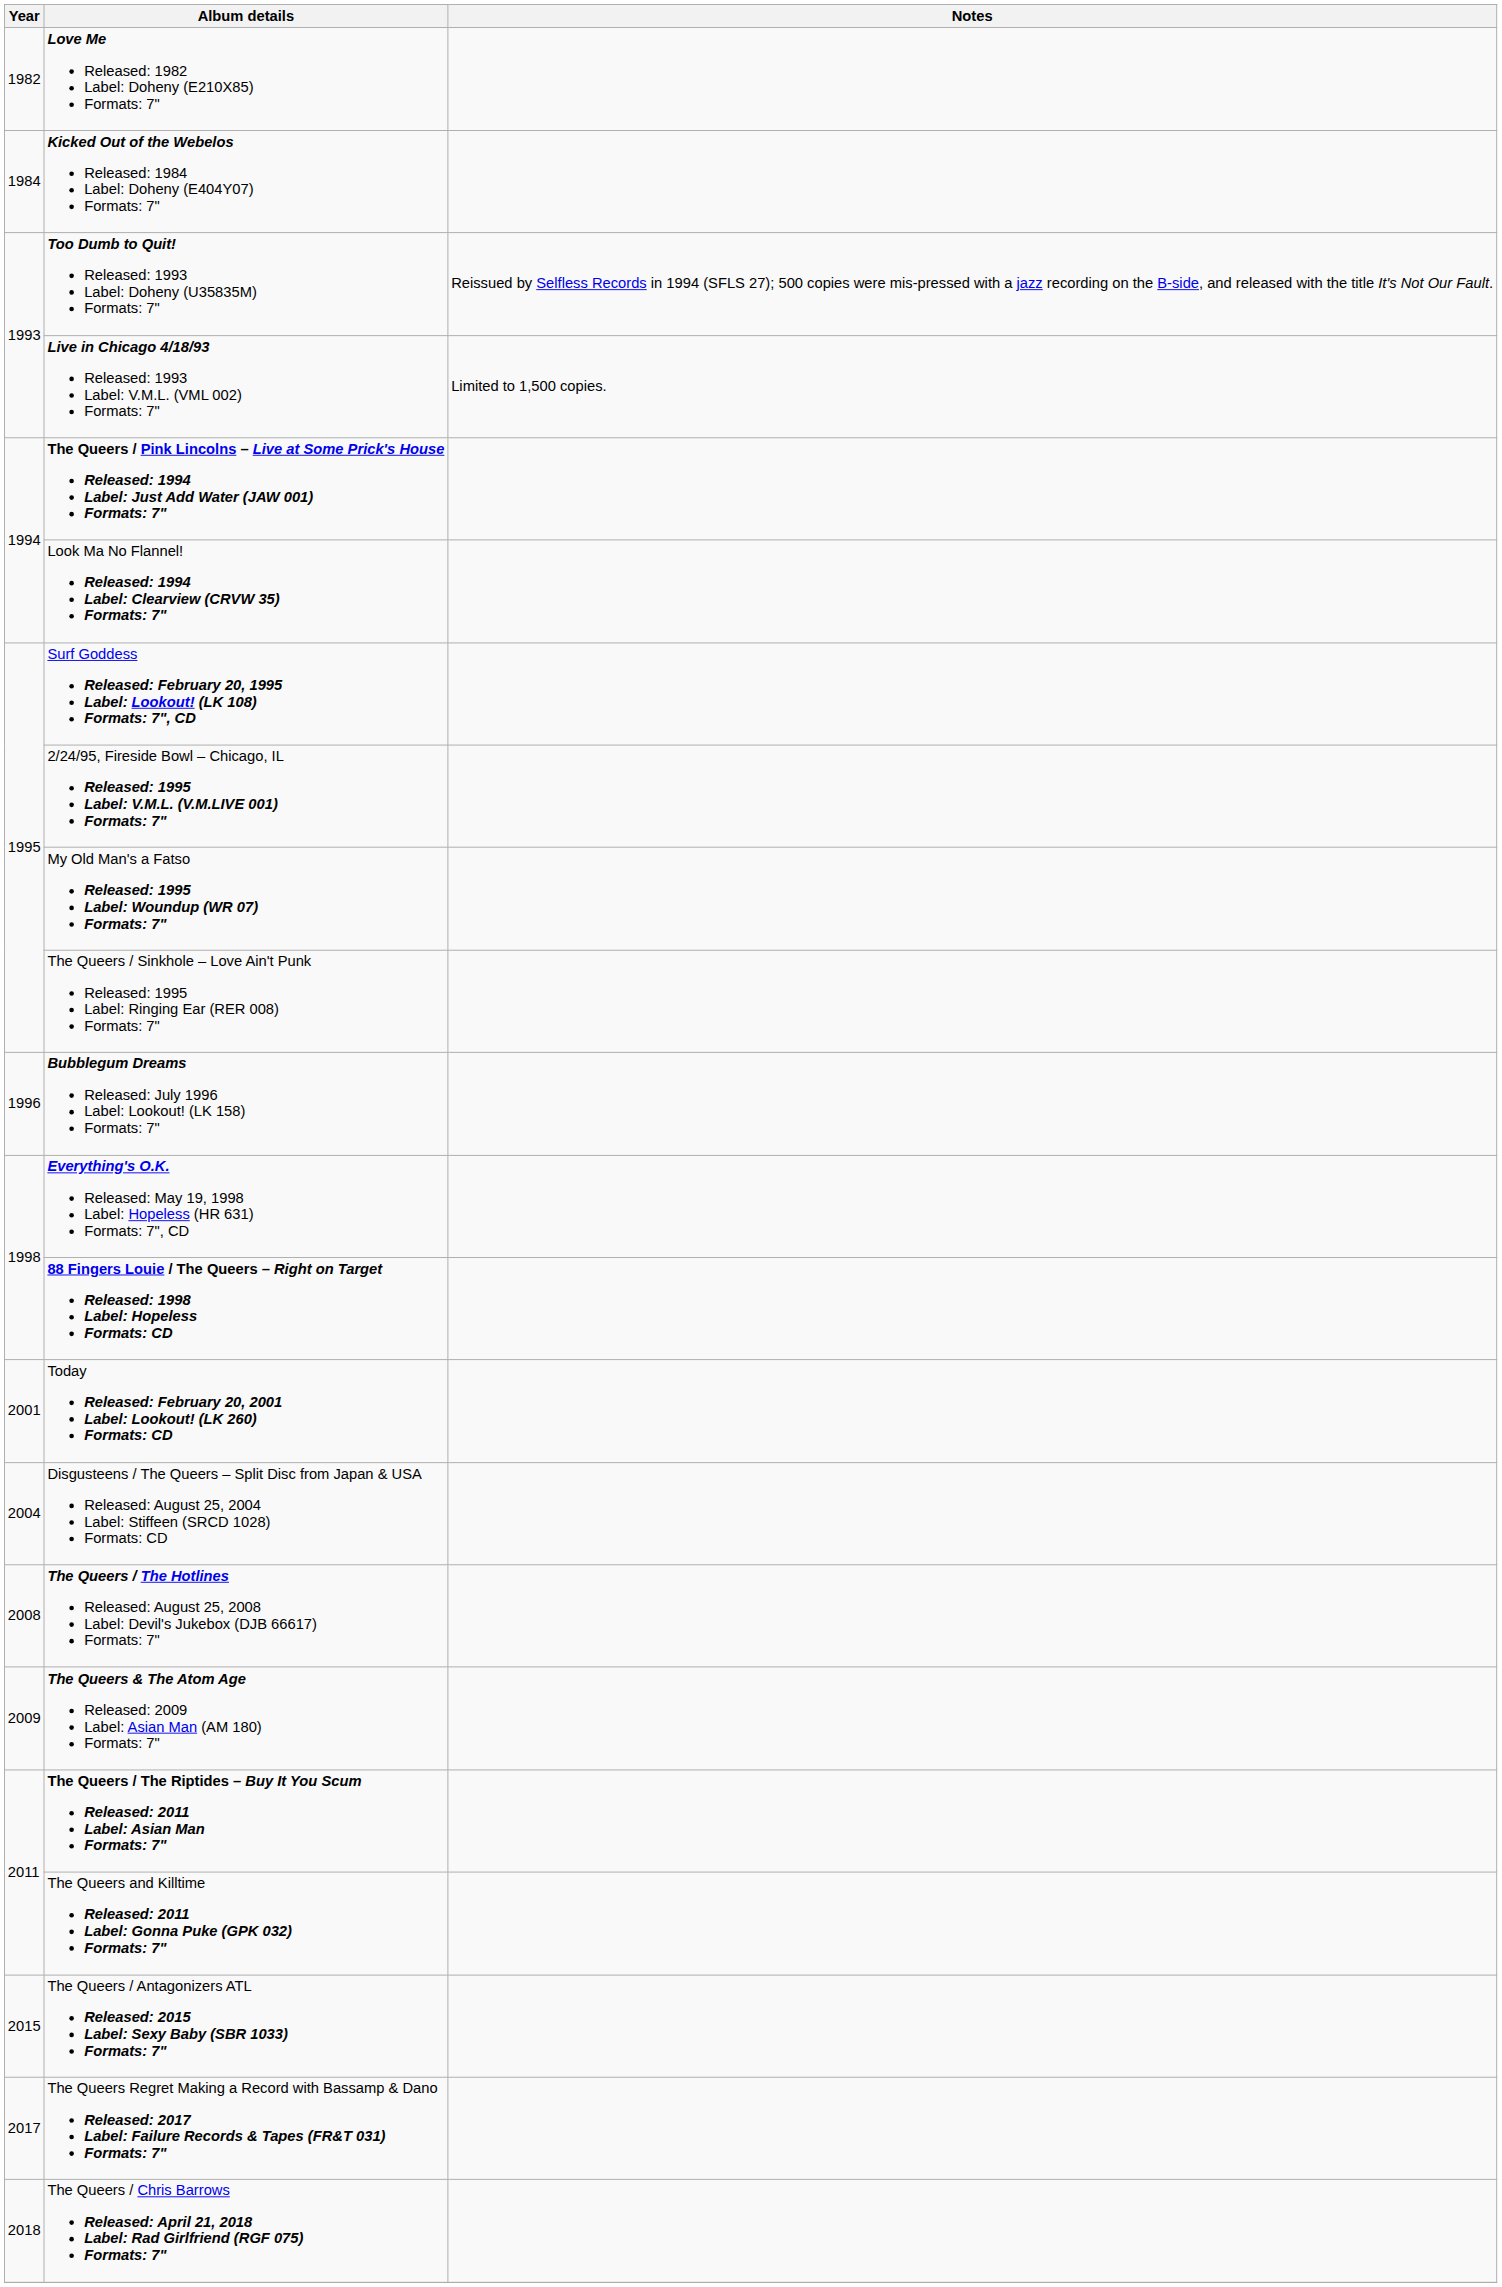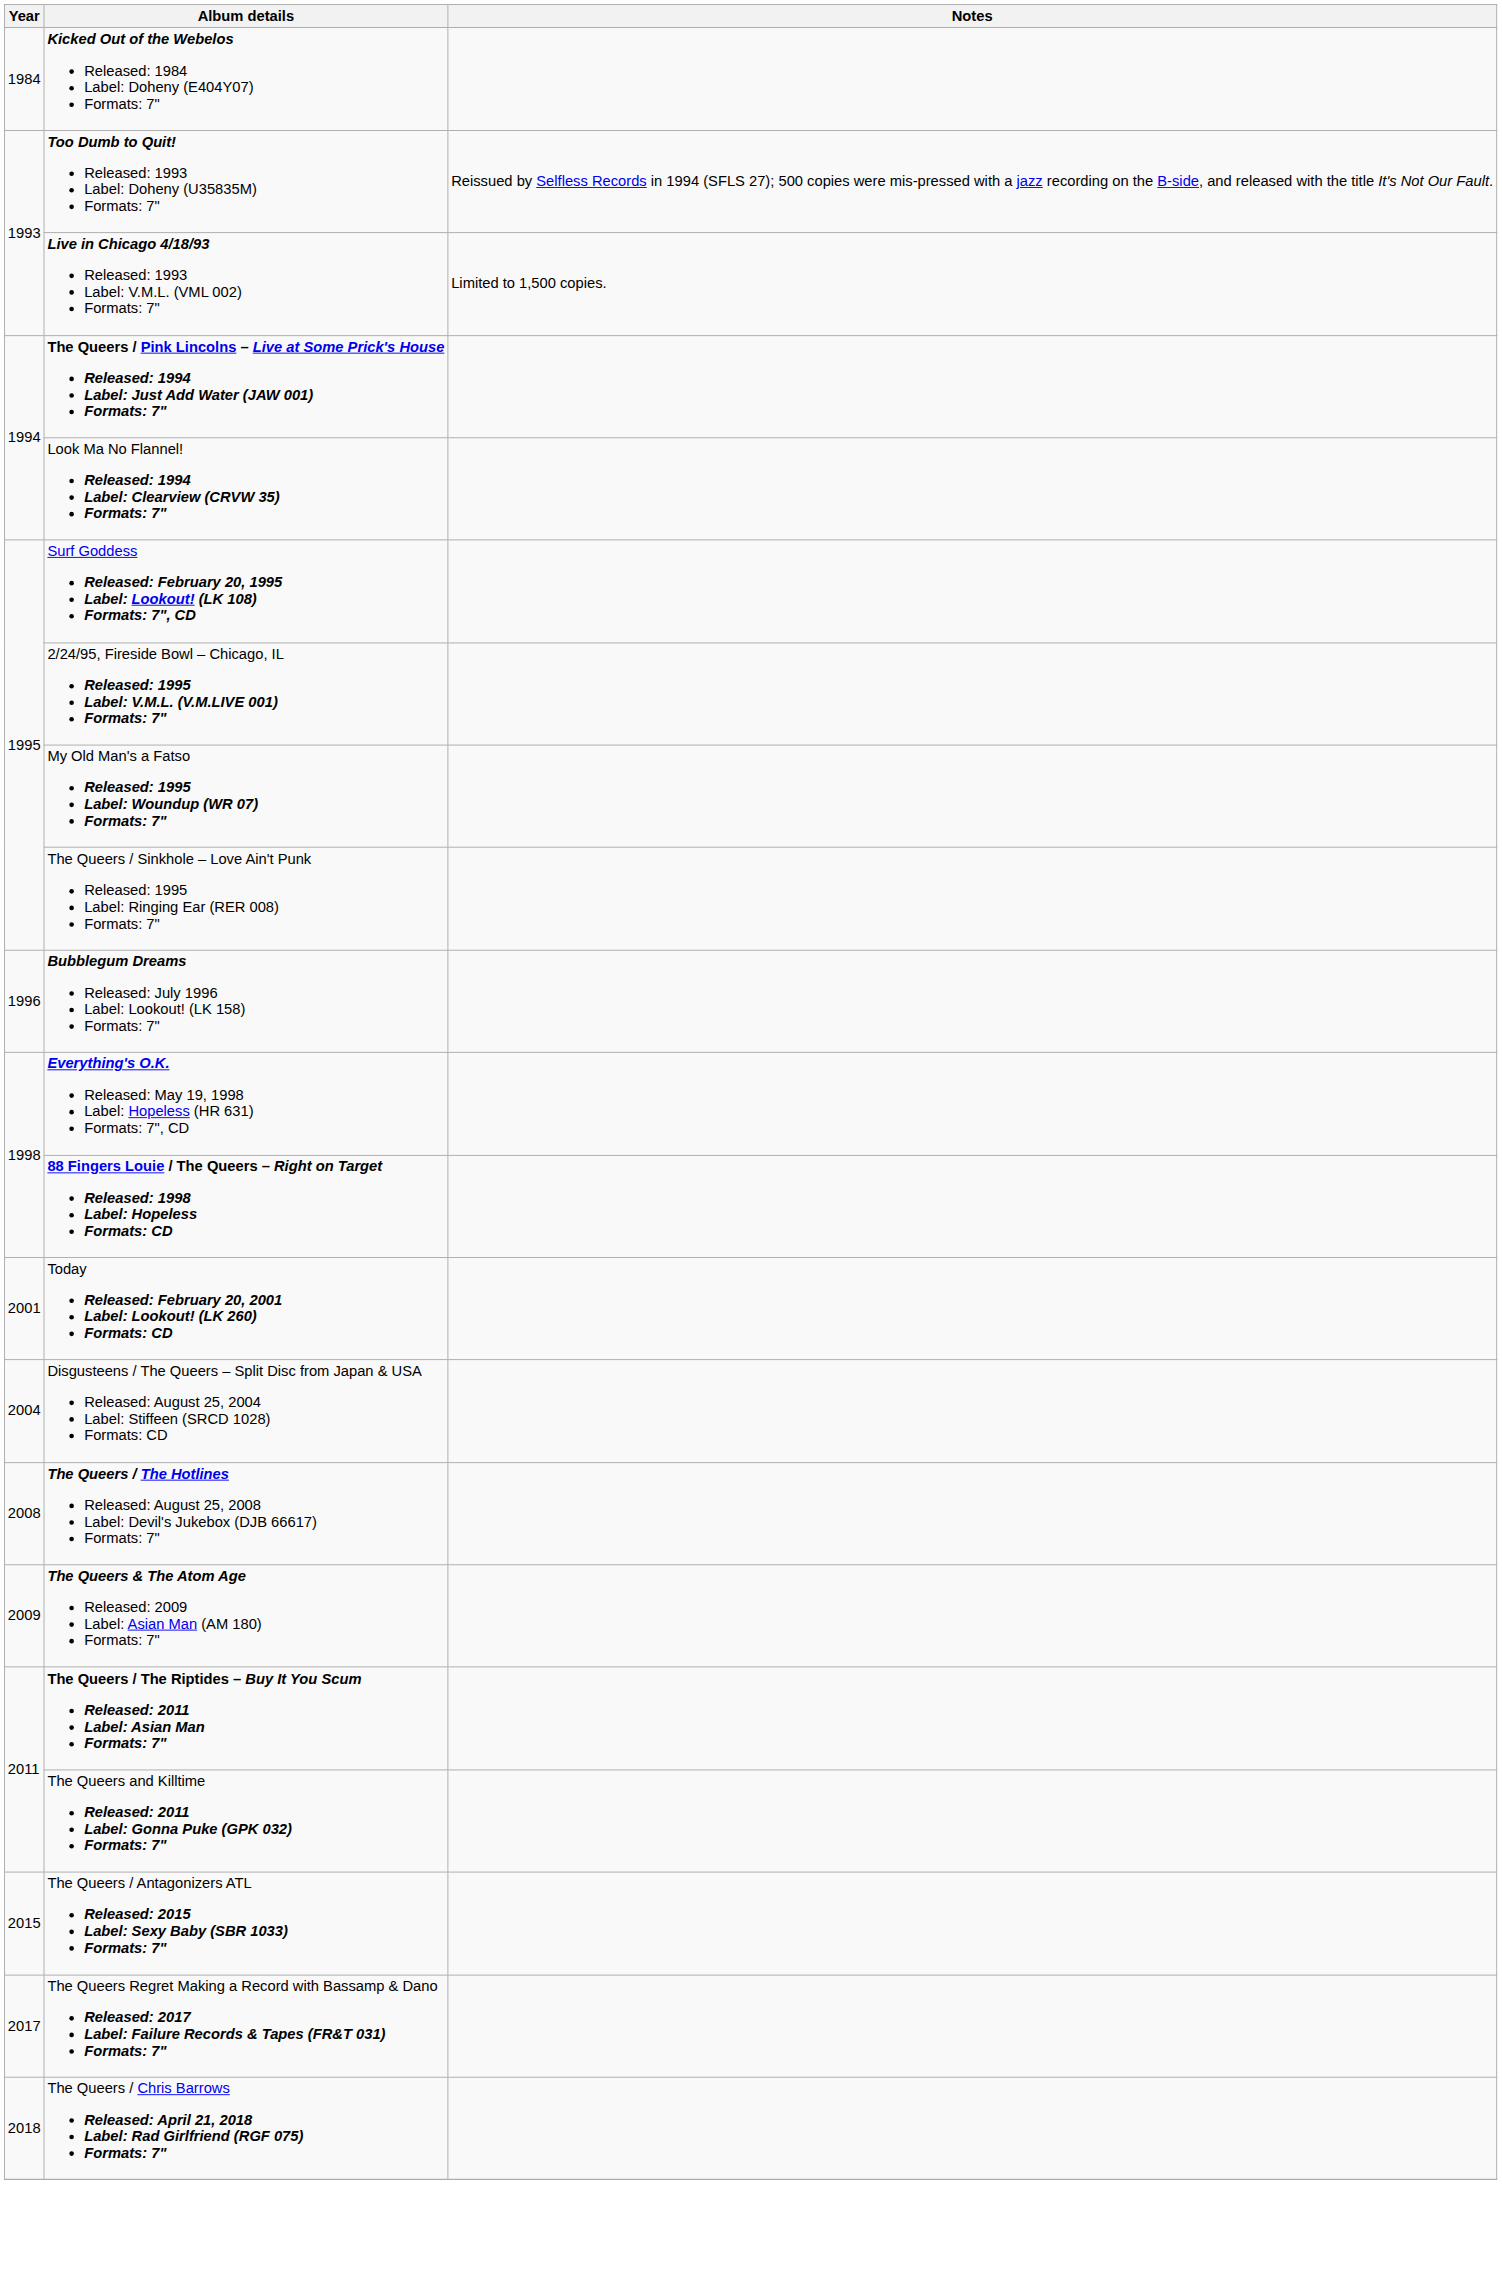- row: (246, 72)
